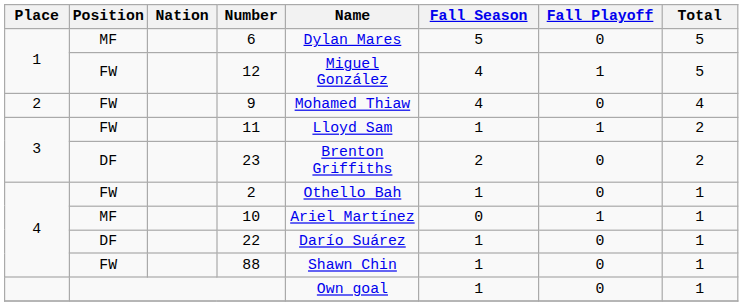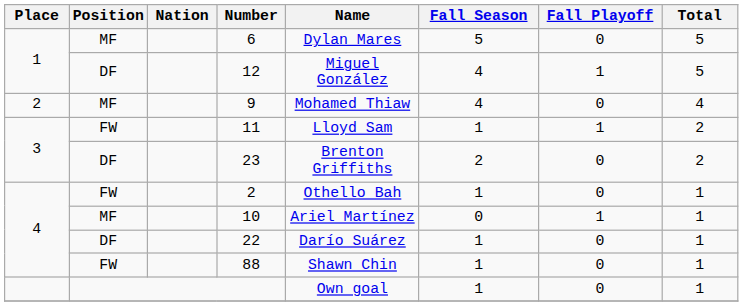(108, 73) FW -> (108, 73) DF
(108, 105) FW -> (108, 105) MF
